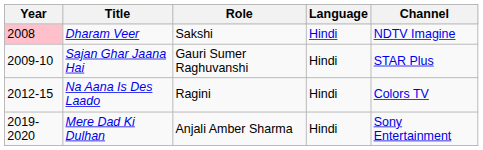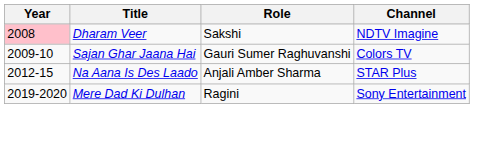- column: (338, 14)
(404, 61) STAR Plus -> (384, 53) Colors TV
(193, 94) Ragini -> (262, 73) Anjali Amber Sharma
(401, 94) Colors TV -> (386, 73) STAR Plus
(234, 128) Anjali Amber Sharma -> (221, 93) Ragini
